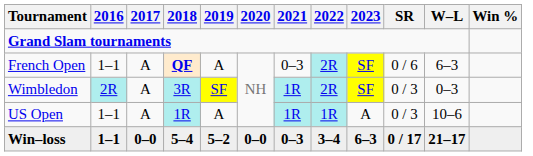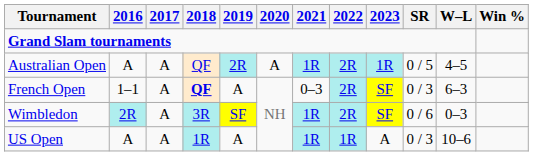+ row: (57, 65)
(404, 65) 0 / 6 -> (420, 90) 0 / 3
(404, 90) 0 / 3 -> (420, 114) 0 / 6
(109, 114) 1–1 -> (128, 138) A
- row: (37, 138)
